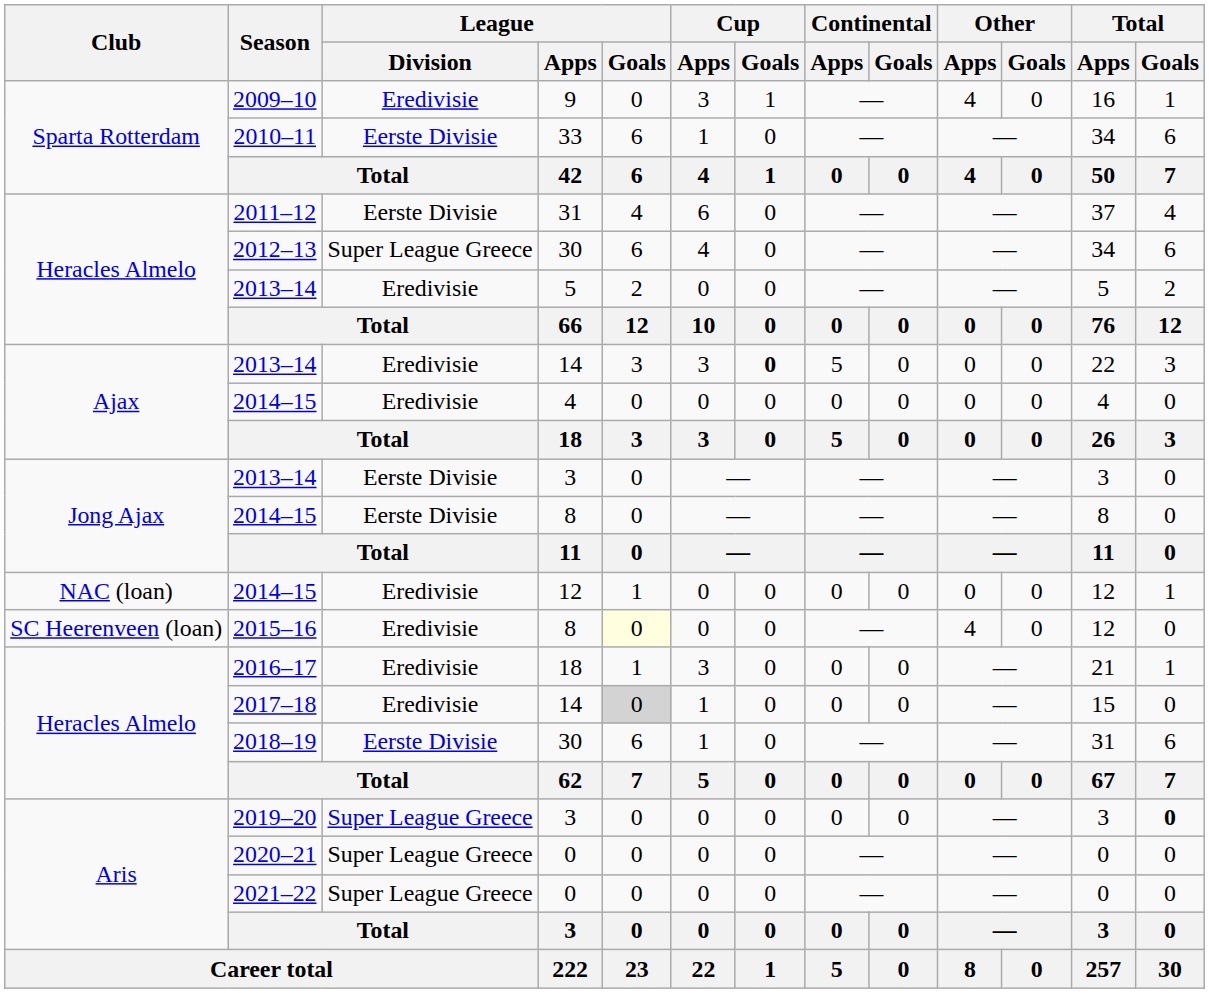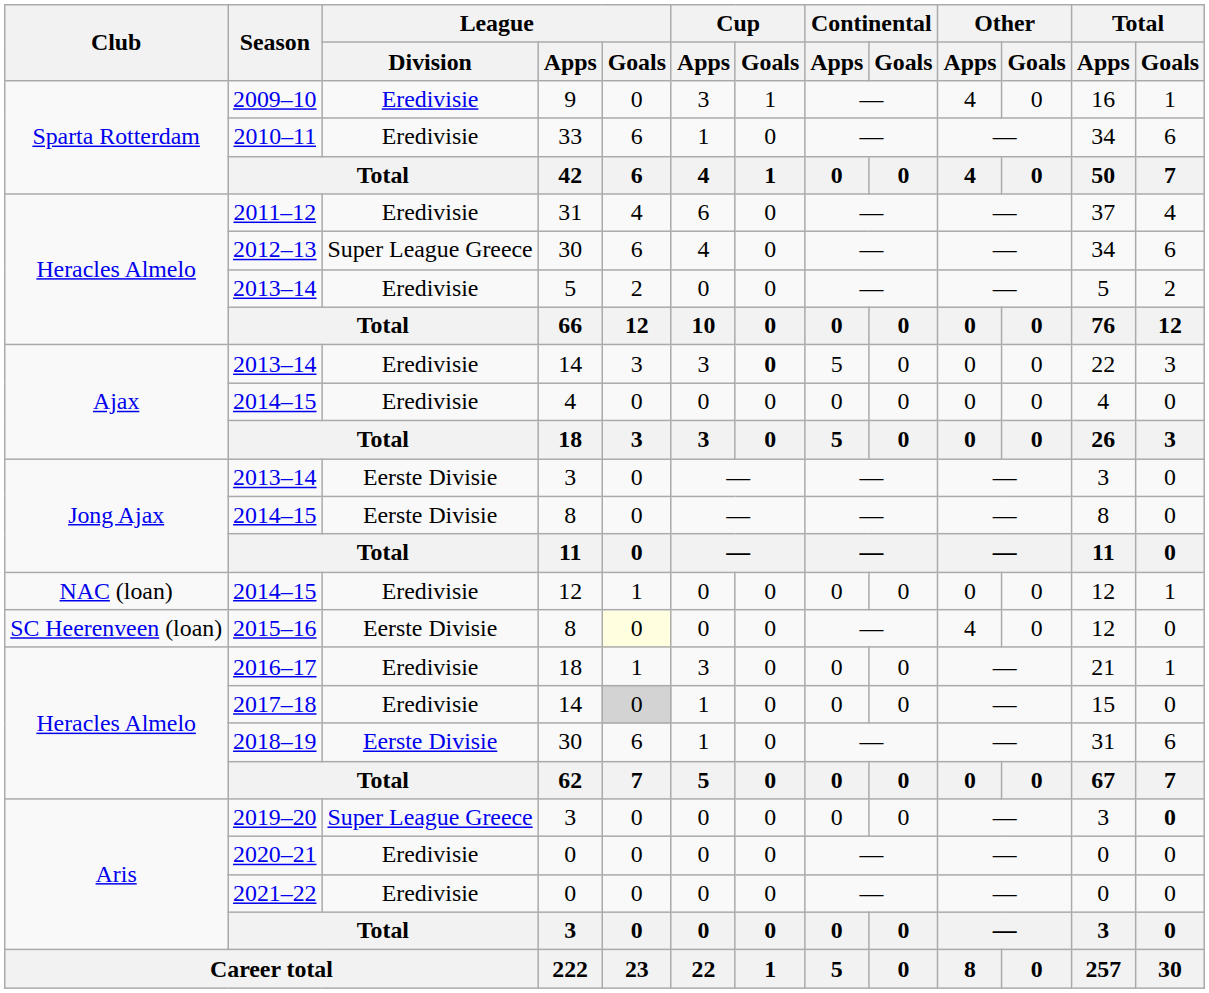(430, 136) Eerste Divisie -> (430, 136) Eredivisie
(430, 212) Eerste Divisie -> (430, 212) Eredivisie
(430, 628) Eredivisie -> (430, 628) Eerste Divisie
(430, 855) Super League Greece -> (430, 855) Eredivisie
(430, 893) Super League Greece -> (430, 893) Eredivisie
